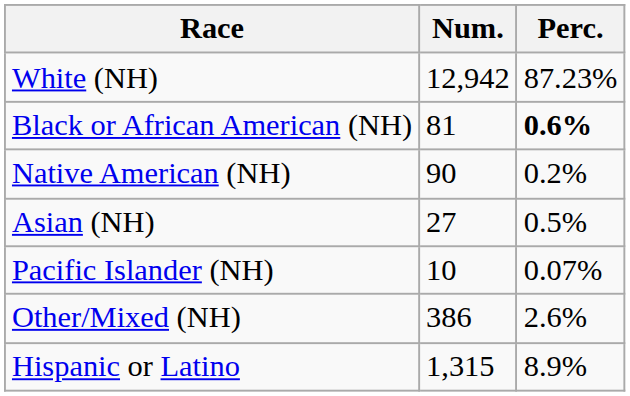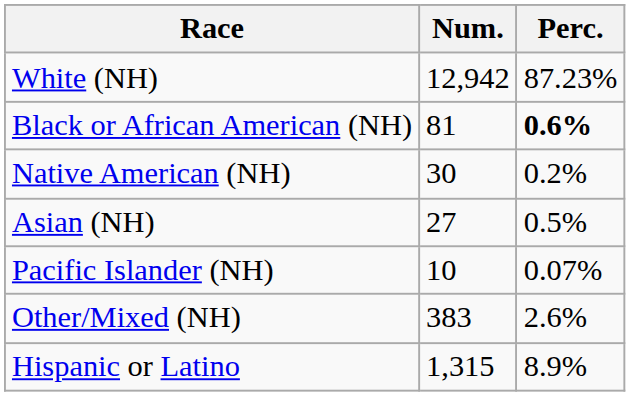(441, 173) 90 -> (441, 173) 30
(449, 317) 386 -> (449, 317) 383
